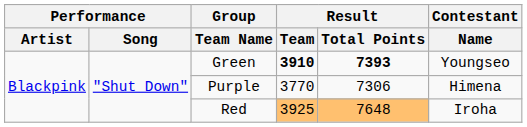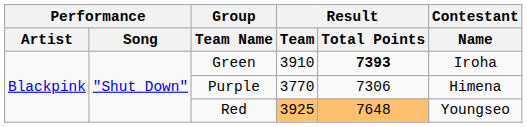(297, 63) bold -> (297, 63) normal
(475, 63) Youngseo -> (475, 63) Iroha
(475, 110) Iroha -> (475, 110) Youngseo
